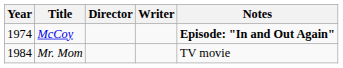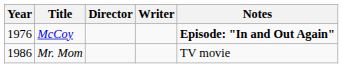(20, 33) 1974 -> (20, 33) 1976
(20, 53) 1984 -> (20, 53) 1986
